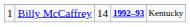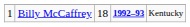(103, 13) 14 -> (103, 13) 18
